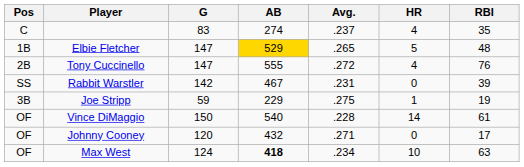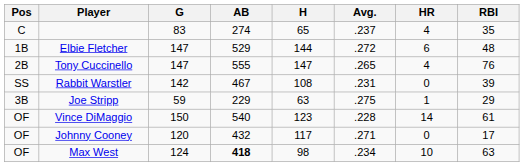+ column: (303, 13)
(274, 48) gold background -> (241, 48) no background
(344, 48) .265 -> (365, 48) .272
(414, 48) 5 -> (427, 48) 6
(344, 65) .272 -> (365, 65) .265
(484, 100) 19 -> (488, 100) 29
